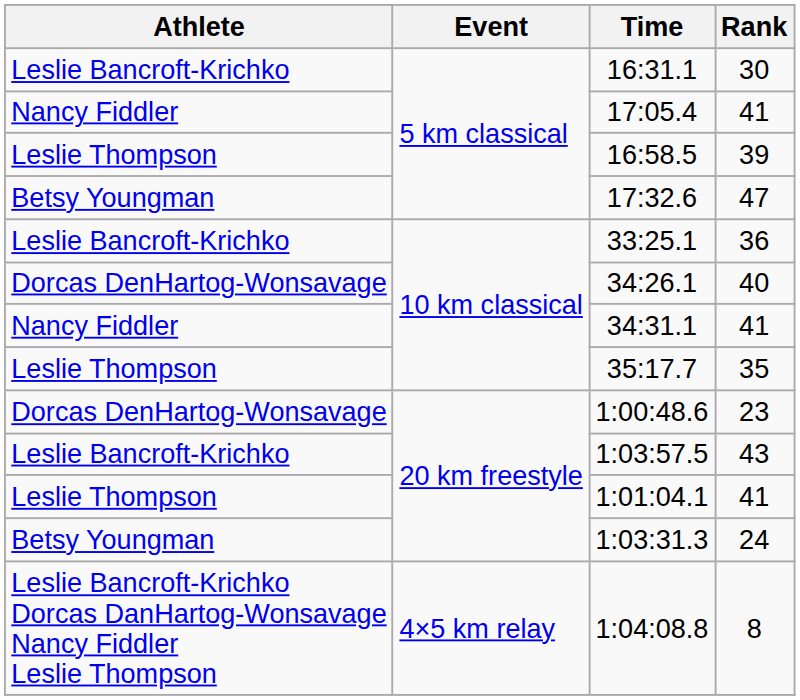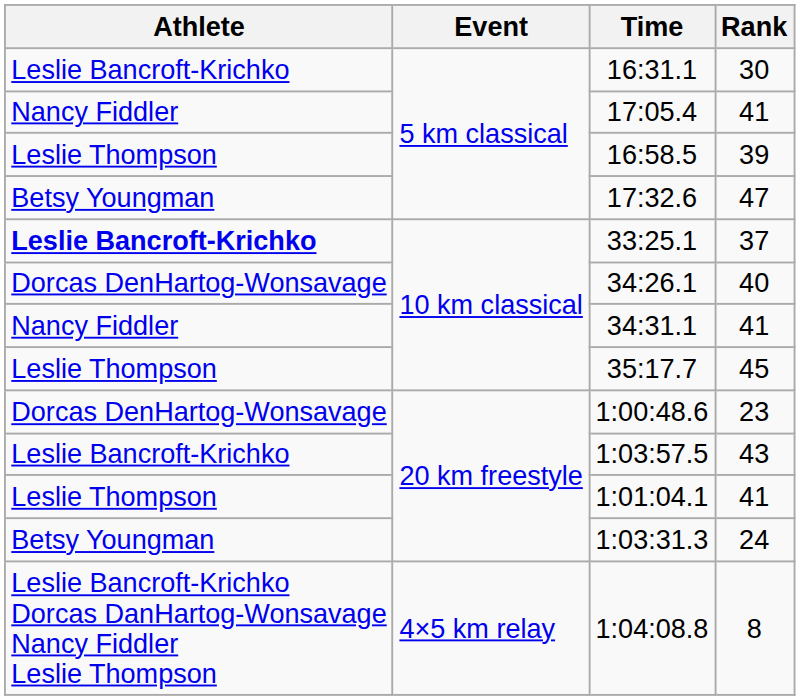(150, 241) normal -> (164, 241) bold
(754, 241) 36 -> (754, 241) 37
(754, 369) 35 -> (754, 369) 45
